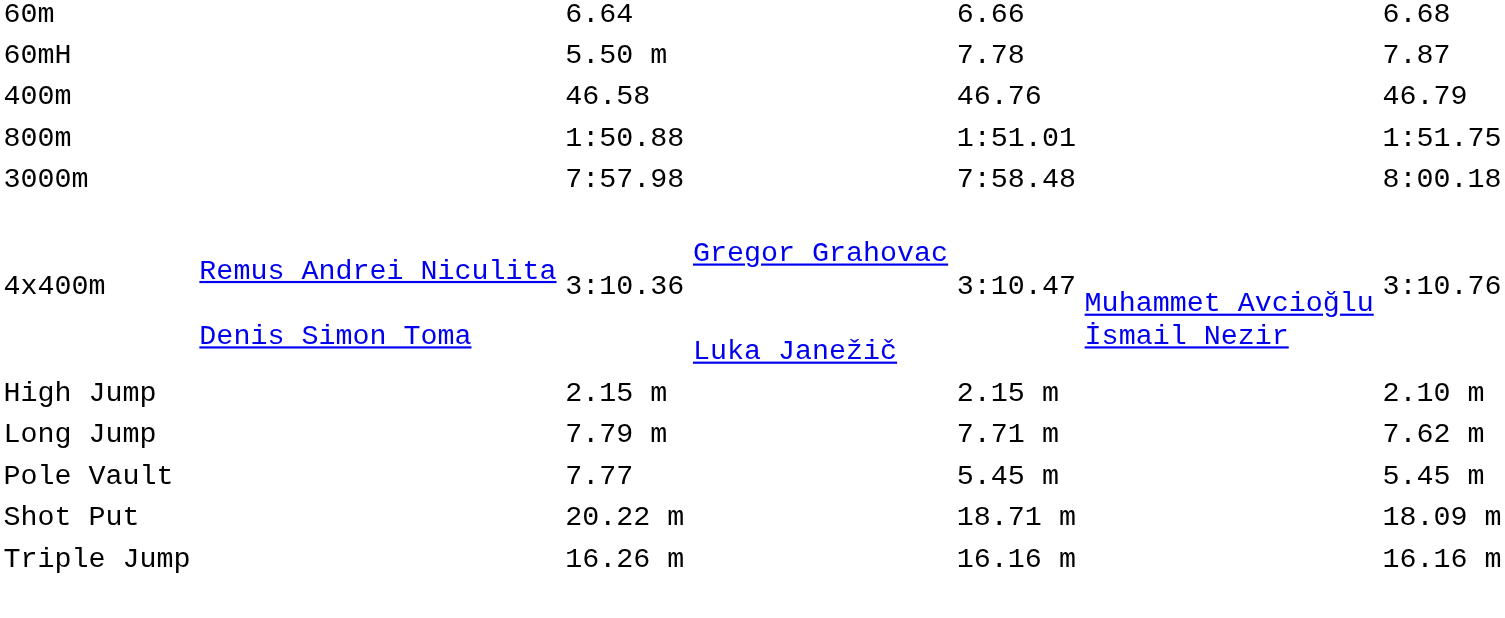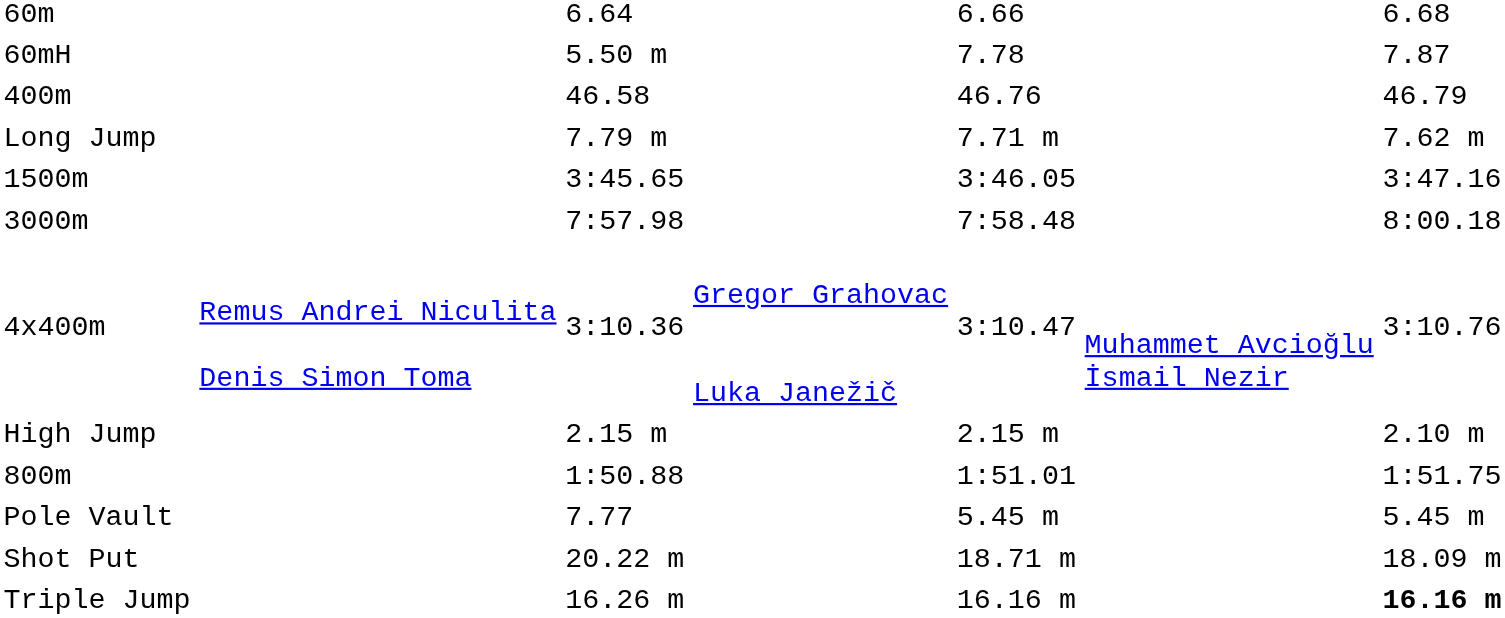rows swapped: (38, 138) <-> (80, 435)
+ row: (46, 180)
(1442, 559) normal -> (1442, 600) bold
